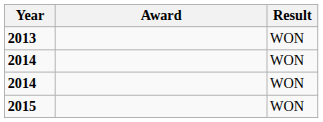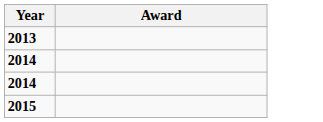- column: (292, 15)
